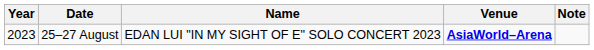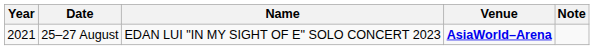(21, 34) 2023 -> (21, 34) 2021
